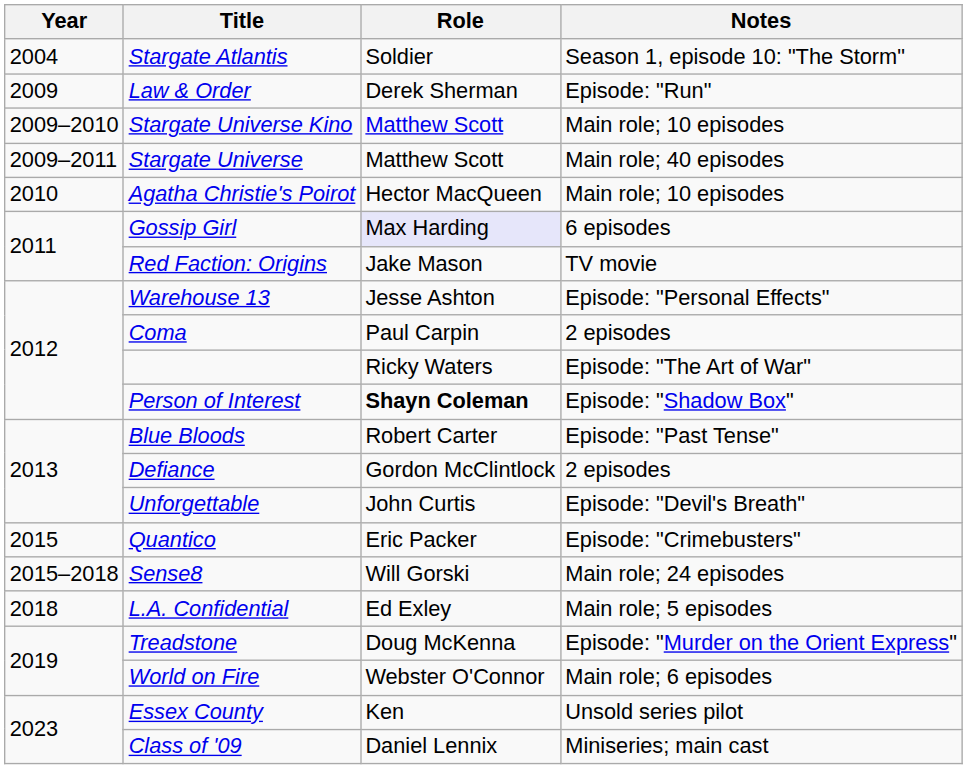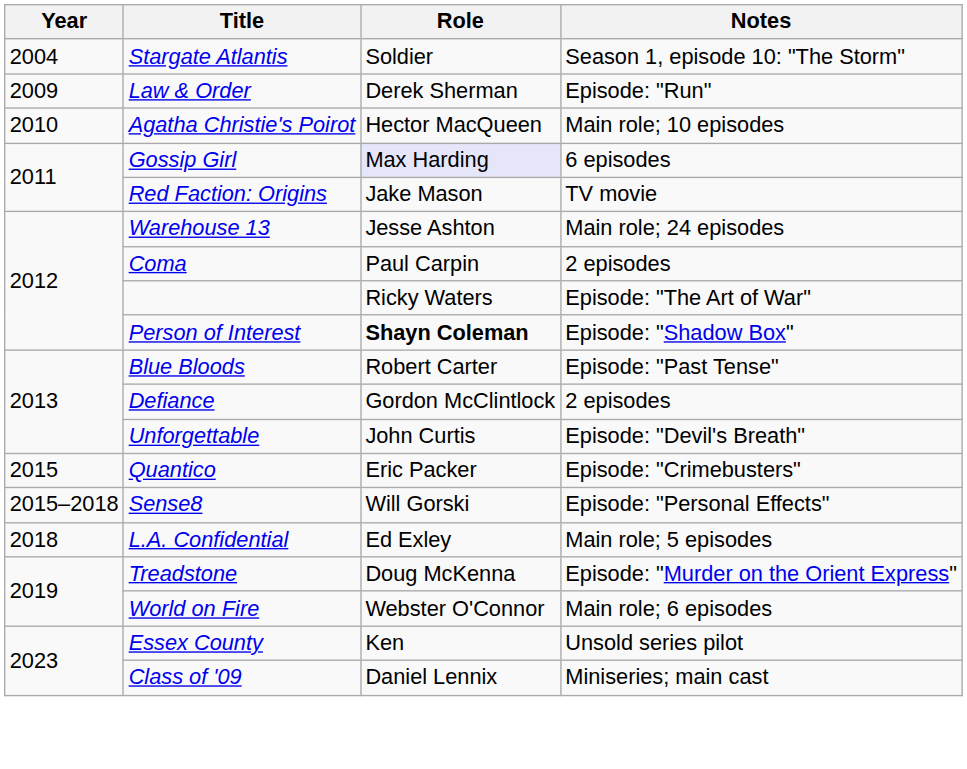- row: (241, 125)
- row: (216, 159)
(697, 297) Episode: "Personal Effects" -> (675, 228) Main role; 24 episodes
(675, 573) Main role; 24 episodes -> (697, 504) Episode: "Personal Effects"
